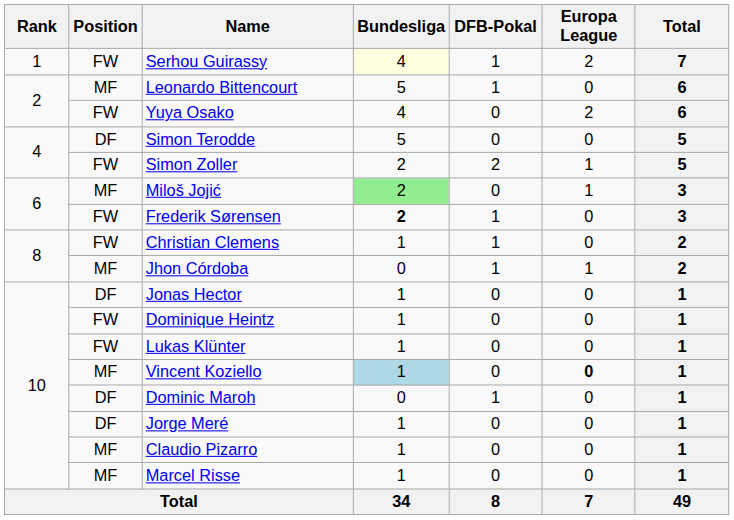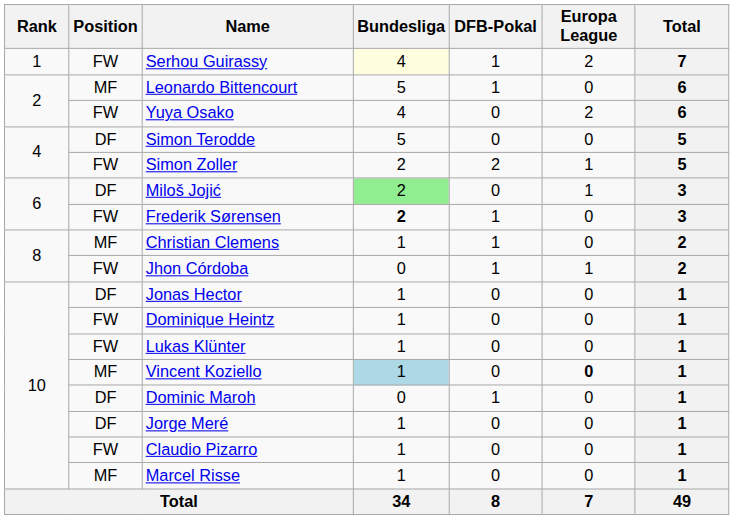(106, 191) MF -> (106, 191) DF
(106, 242) FW -> (106, 242) MF
(106, 268) MF -> (106, 268) FW
(106, 449) MF -> (106, 449) FW
